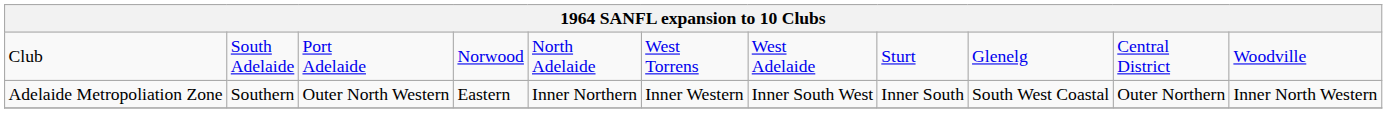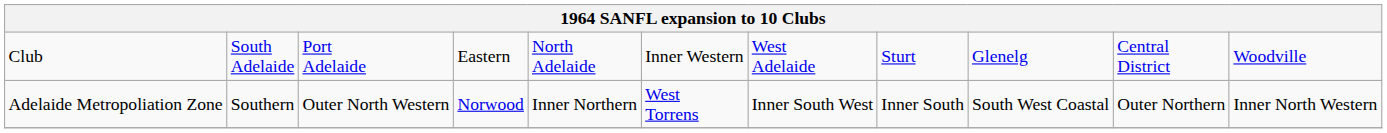(491, 56) Norwood -> (484, 56) Eastern
(672, 56) West Torrens -> (694, 56) Inner Western
(484, 94) Eastern -> (491, 103) Norwood
(694, 94) Inner Western -> (672, 103) West Torrens
